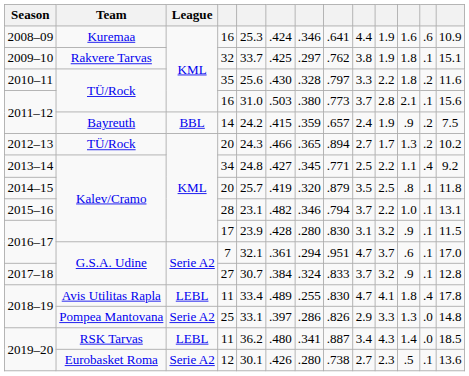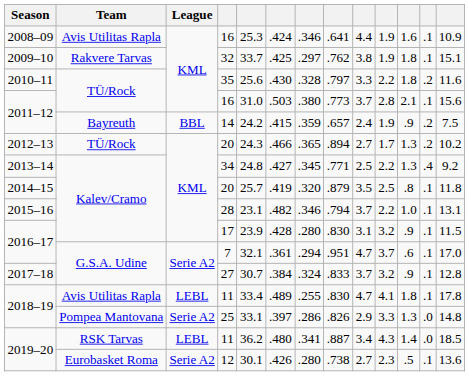(111, 37) Kuremaa -> (111, 37) Avis Utilitas Rapla
(428, 37) .6 -> (428, 37) .1
(409, 166) 1.1 -> (409, 166) 1.3
(428, 295) .4 -> (428, 295) .1
